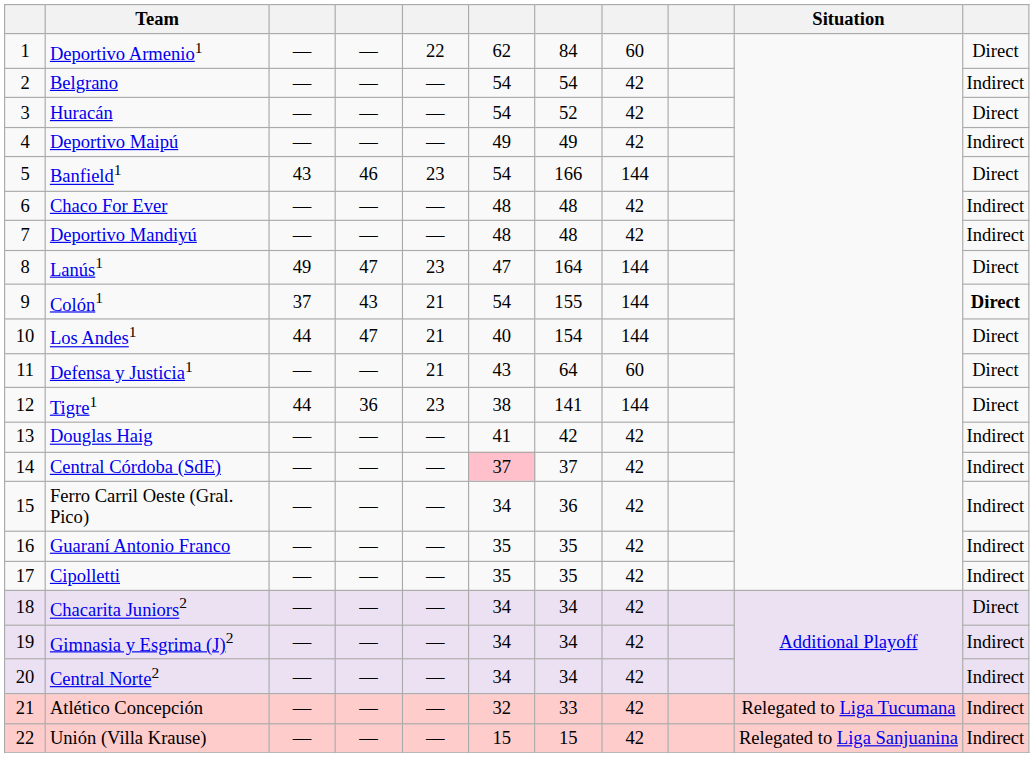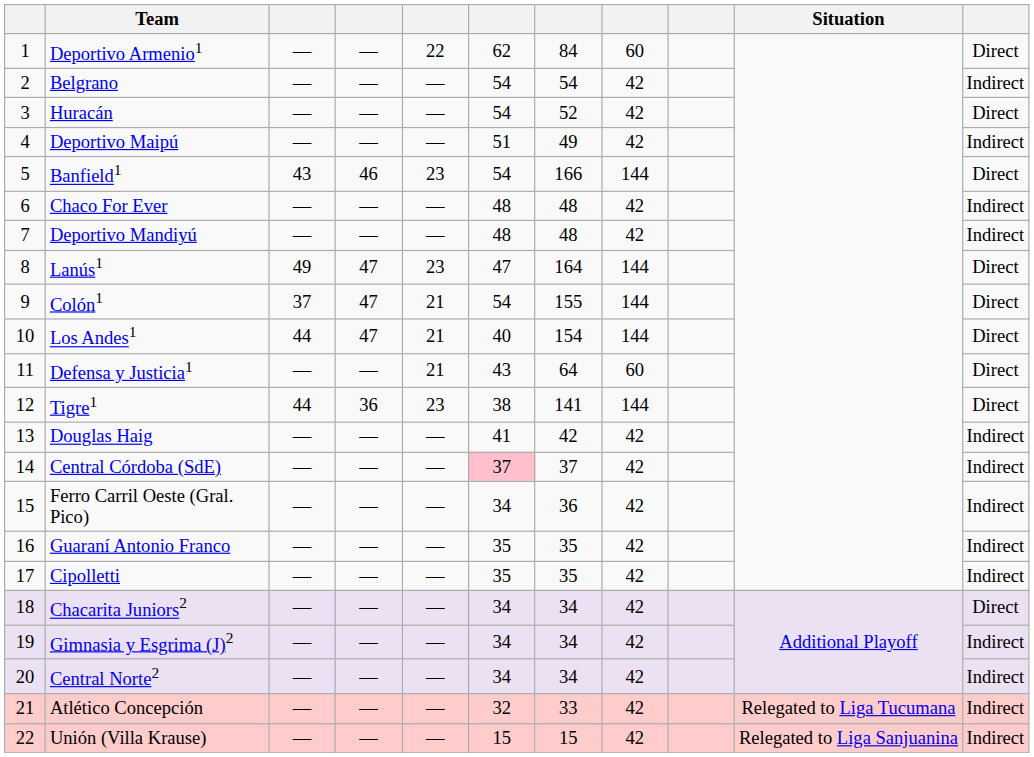(502, 141) 49 -> (502, 141) 51
(369, 301) 43 -> (369, 301) 47
(995, 301) bold -> (995, 301) normal
